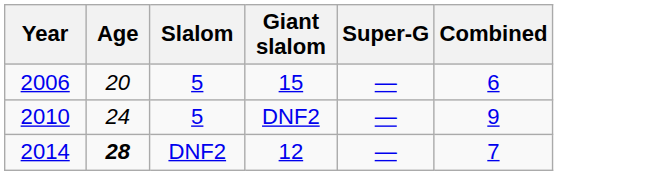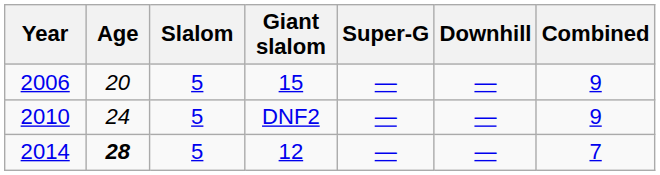+ column: (485, 34)
(493, 81) 6 -> (596, 81) 9
(197, 151) DNF2 -> (197, 151) 5
